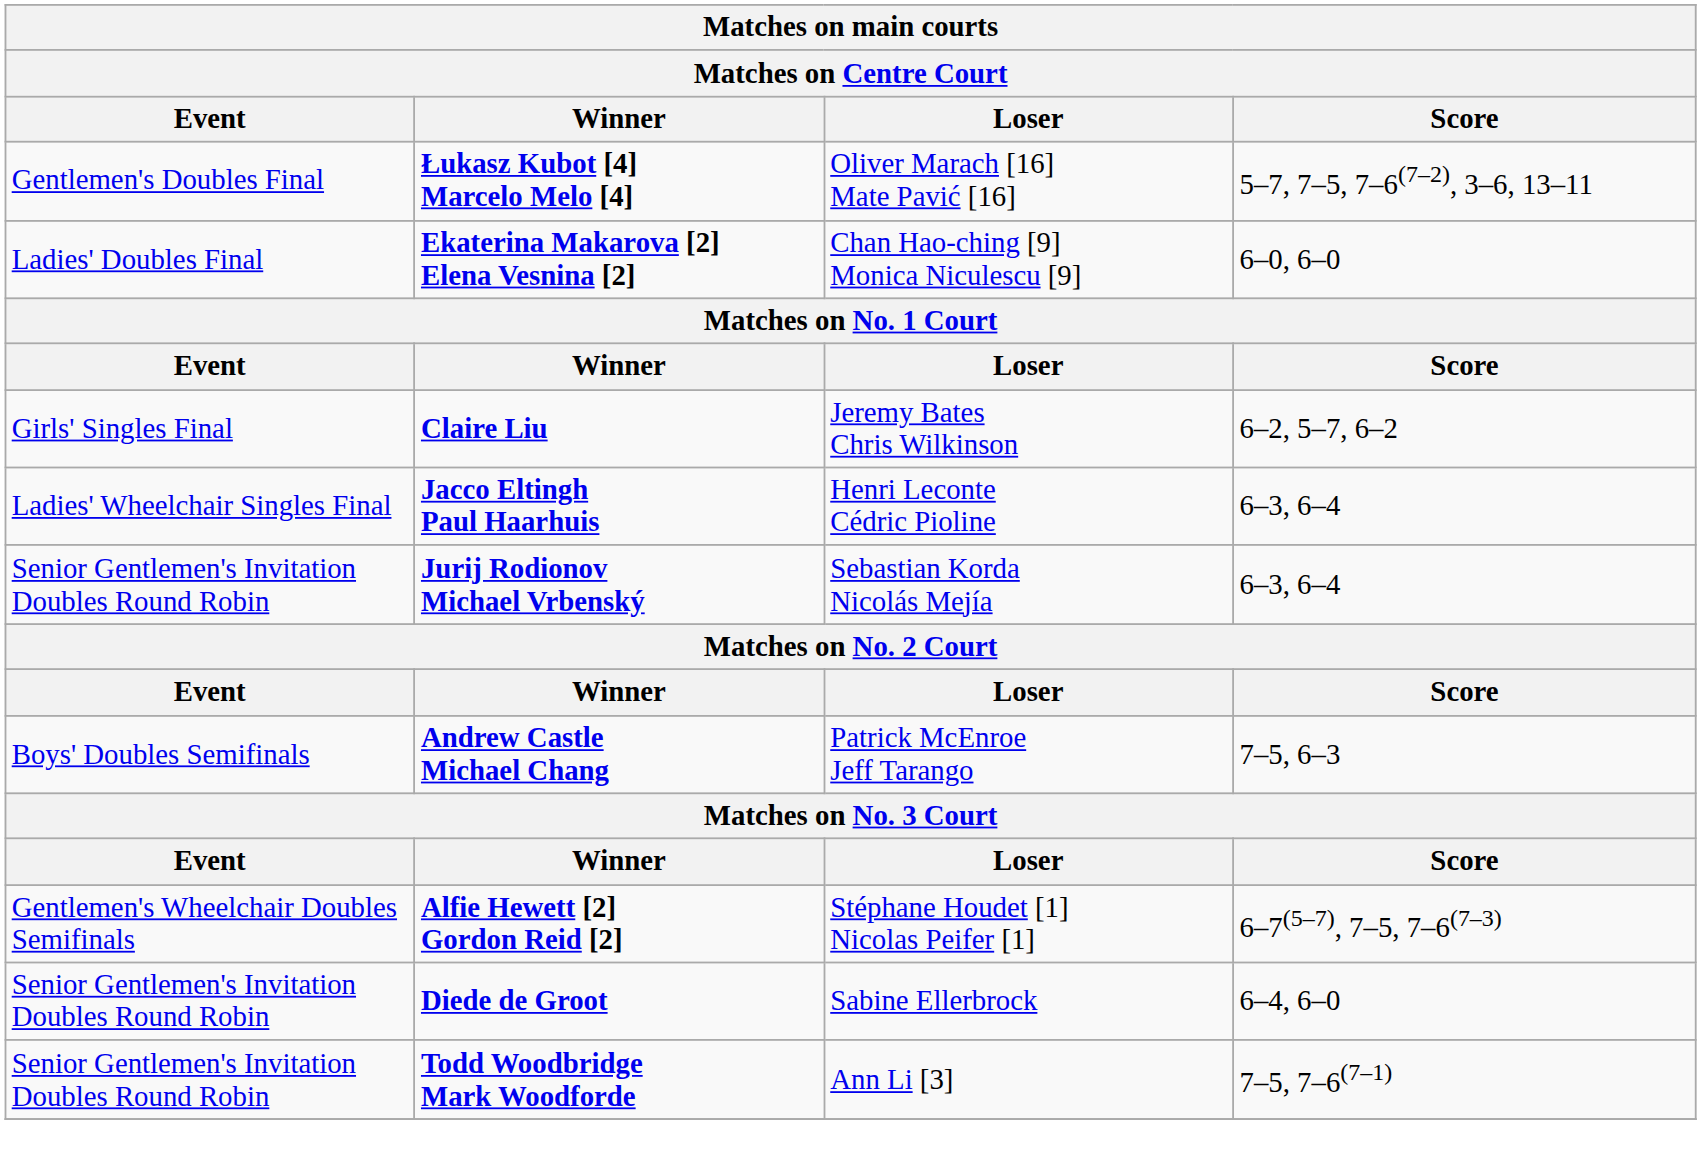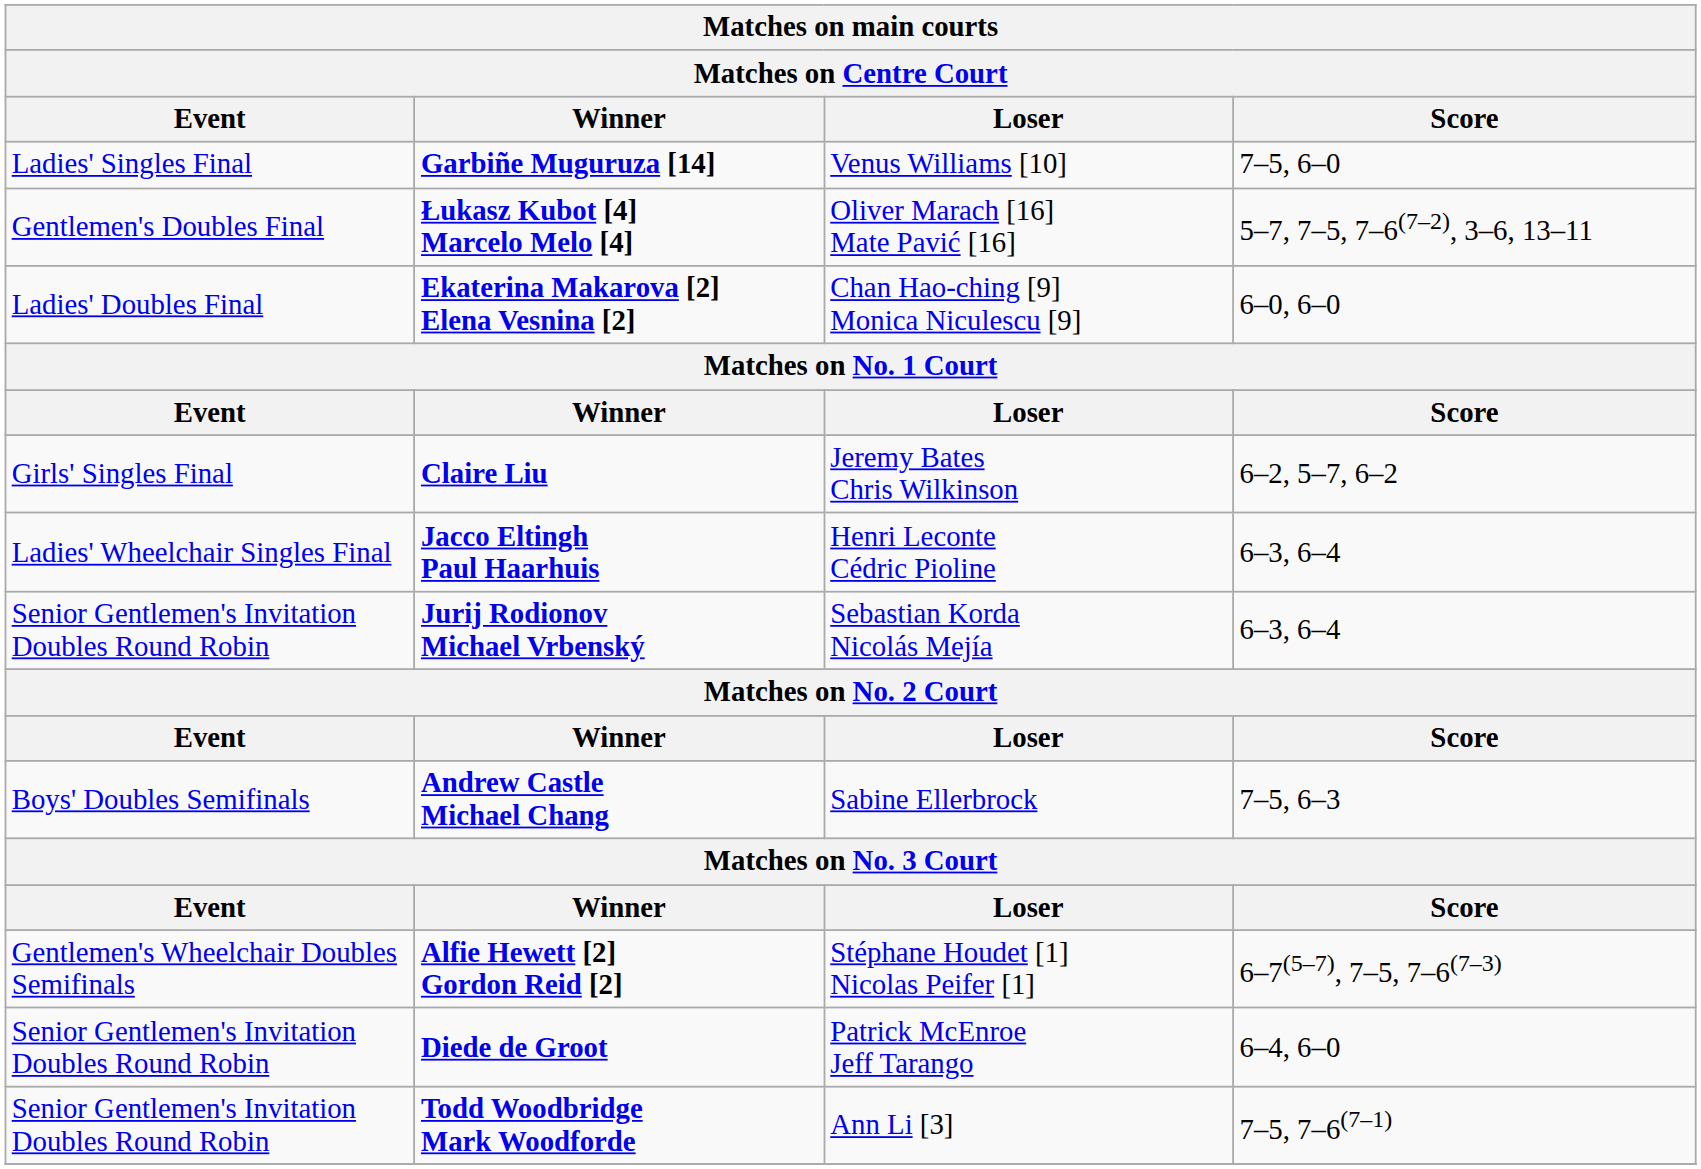+ row: (568, 164)
(928, 753) Patrick McEnroe Jeff Tarango -> (934, 799) Sabine Ellerbrock
(934, 1001) Sabine Ellerbrock -> (928, 1046) Patrick McEnroe Jeff Tarango
